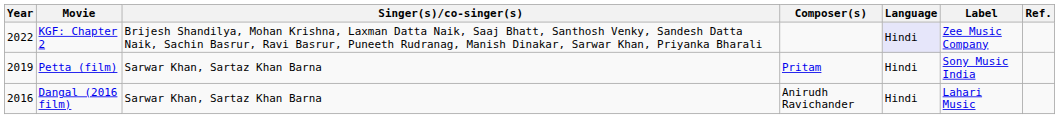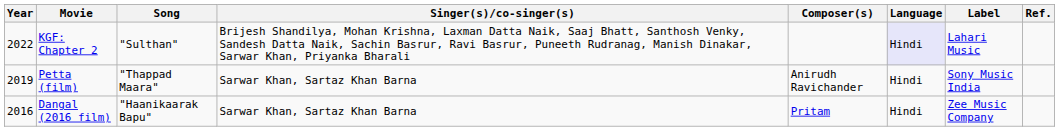+ column: (167, 13)
(972, 37) Zee Music Company -> (967, 44) Lahari Music
(802, 68) Pritam -> (827, 80) Anirudh Ravichander
(818, 98) Anirudh Ravichander -> (810, 111) Pritam
(962, 98) Lahari Music -> (977, 111) Zee Music Company
